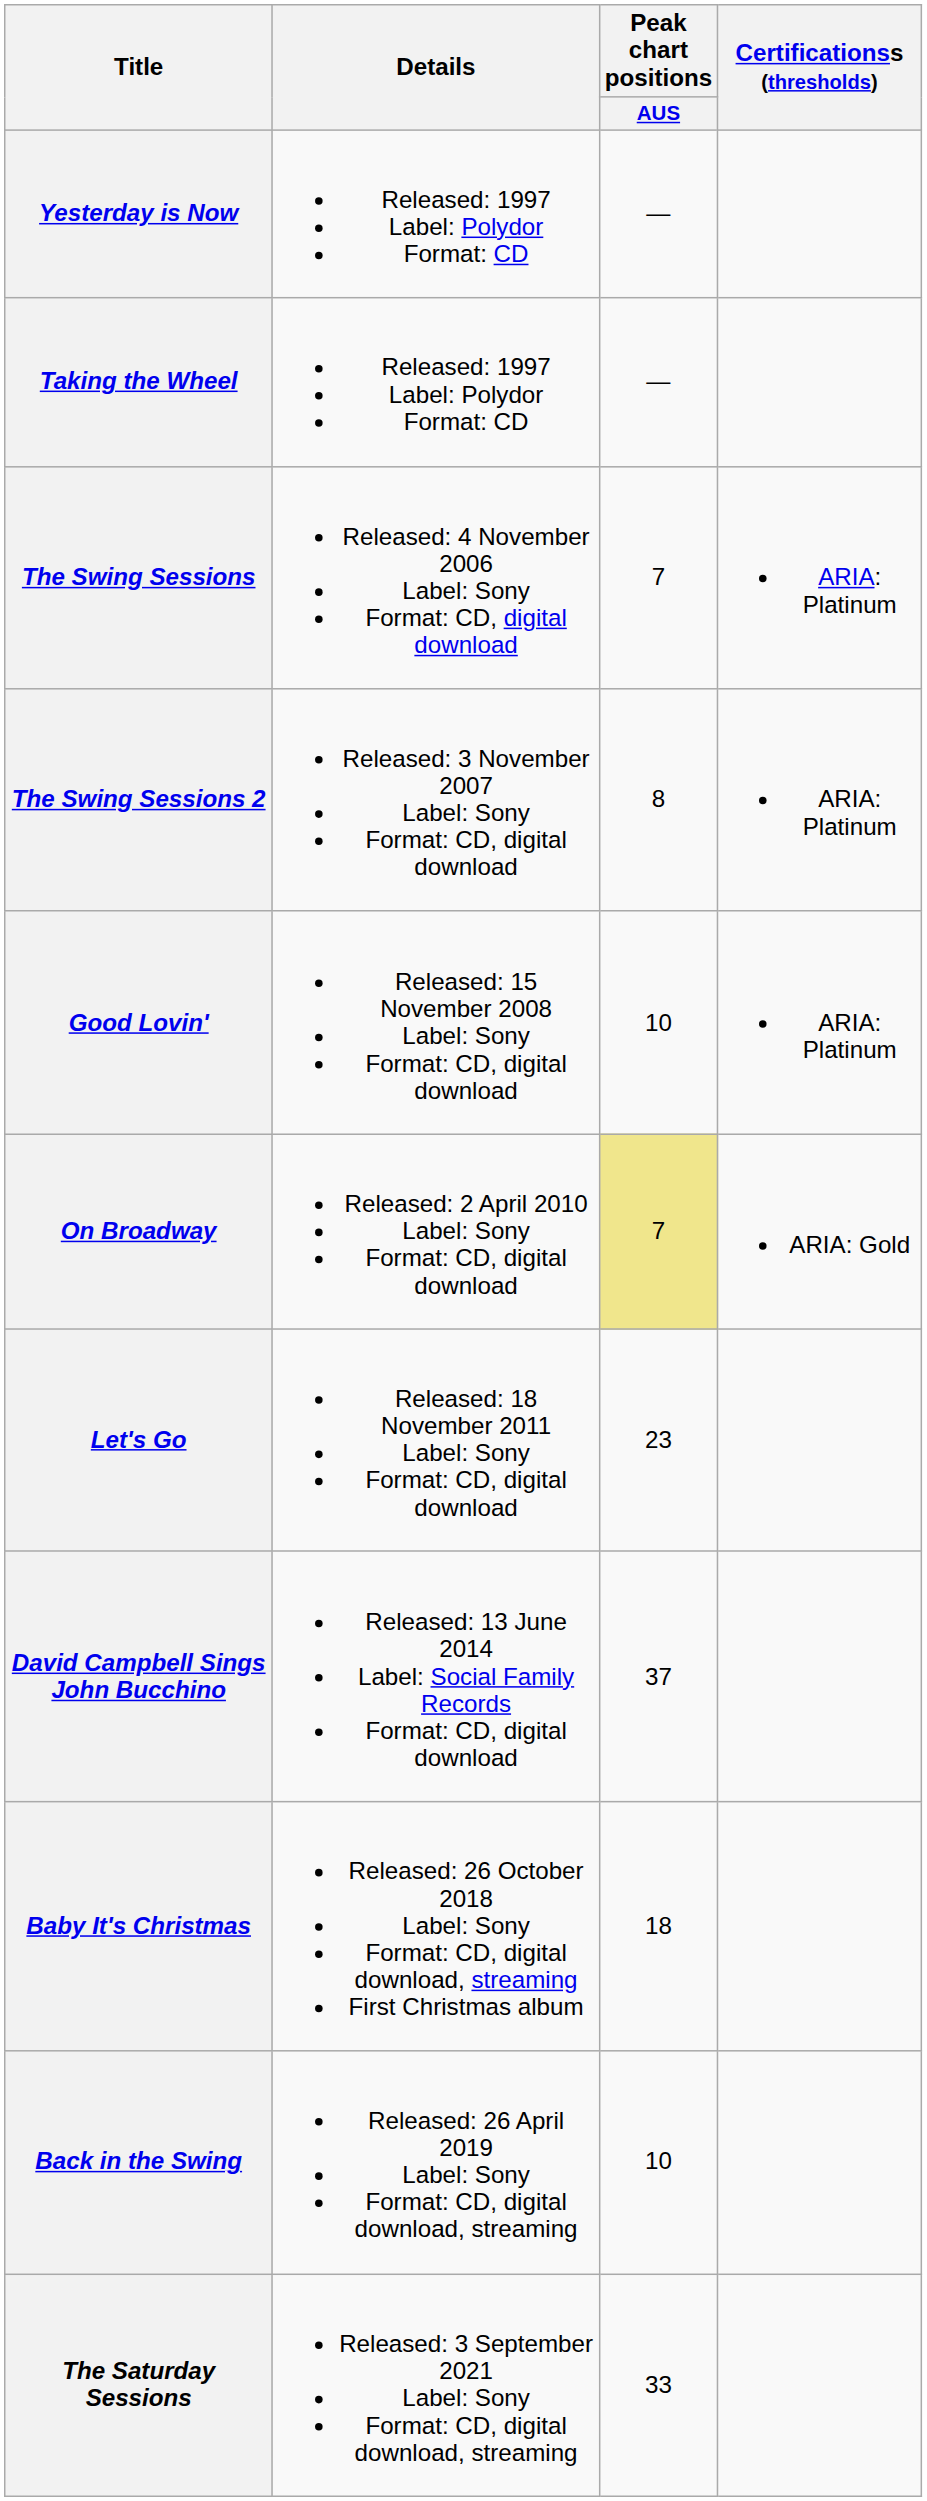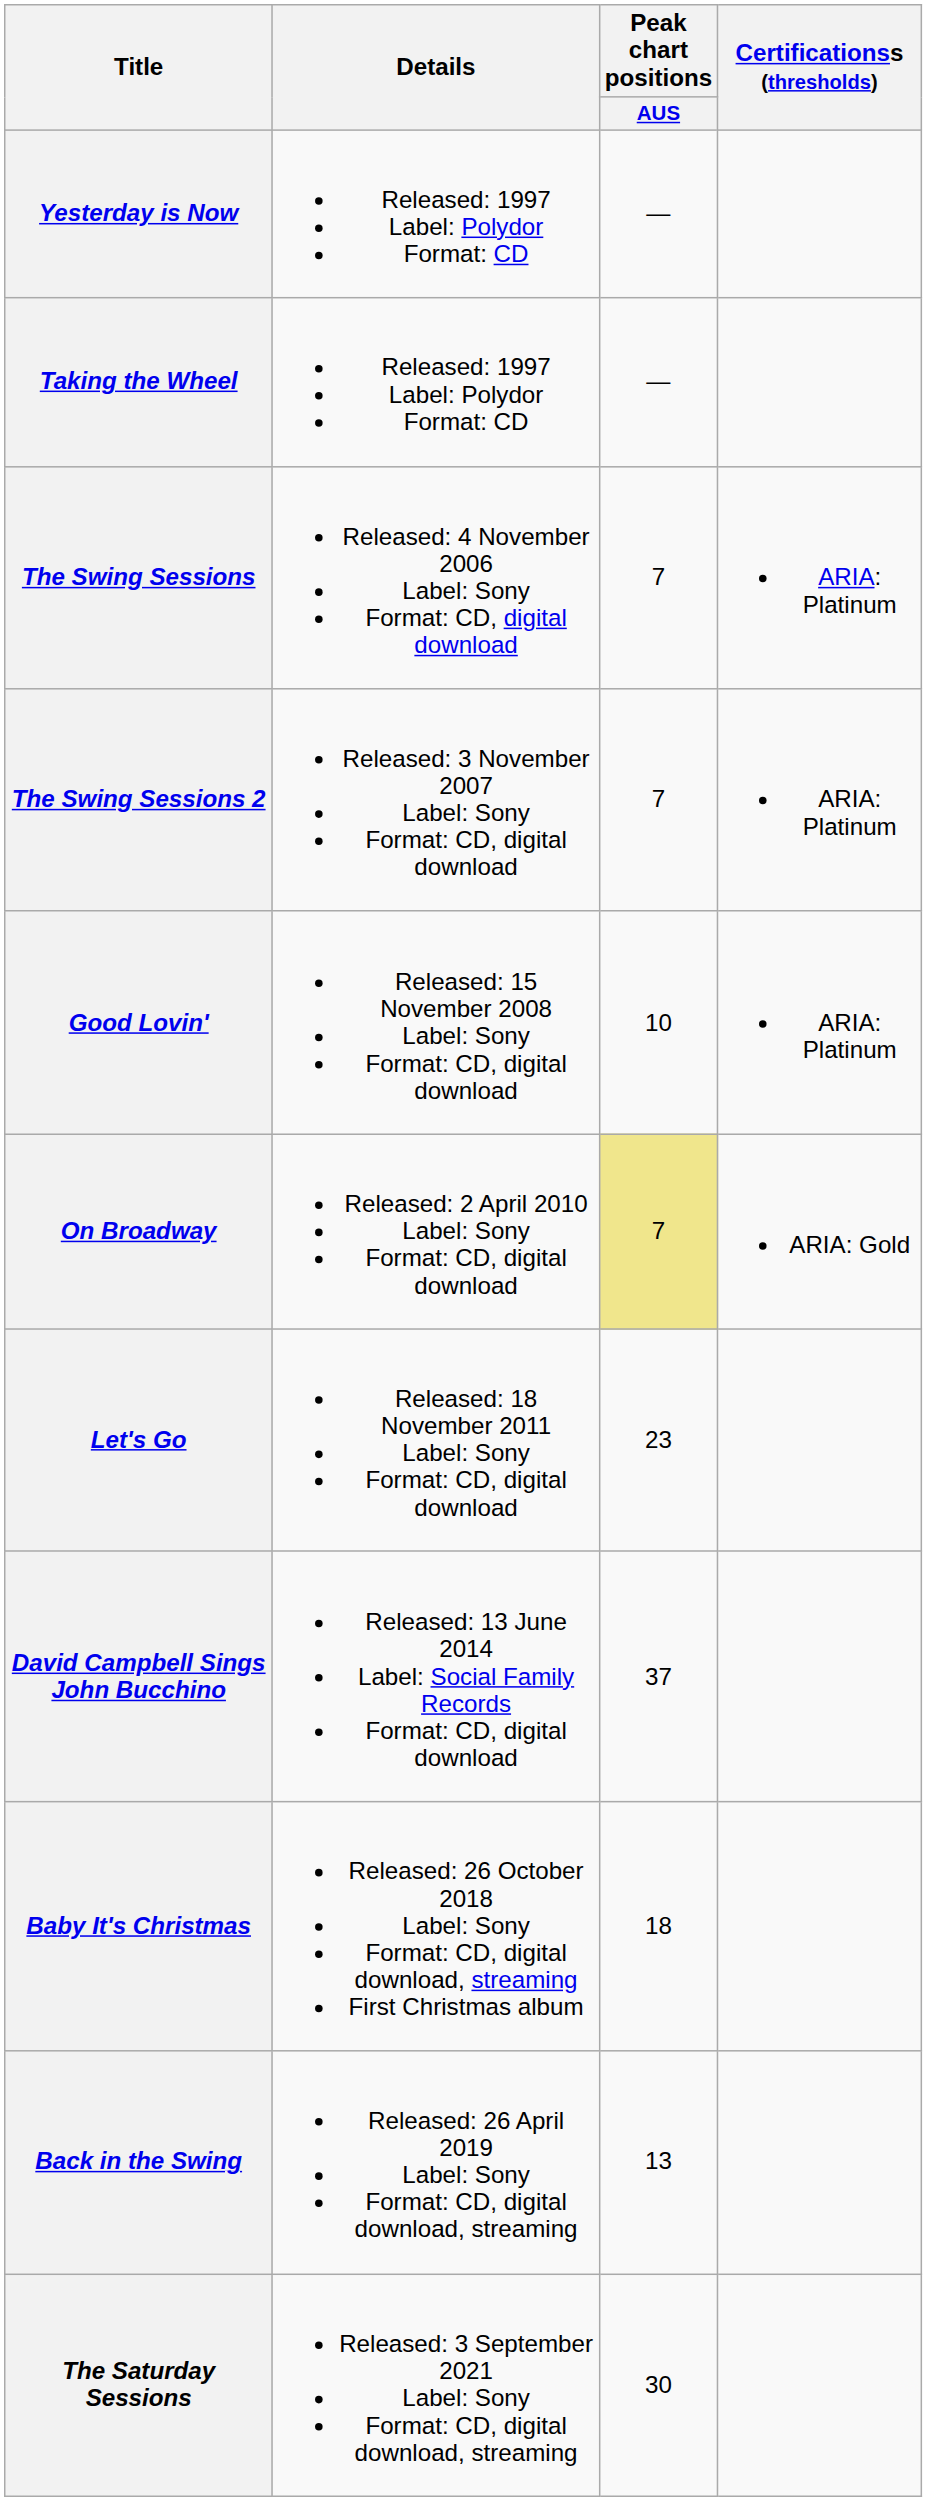(658, 799) 8 -> (658, 799) 7
(658, 2162) 10 -> (658, 2162) 13
(658, 2384) 33 -> (658, 2384) 30
